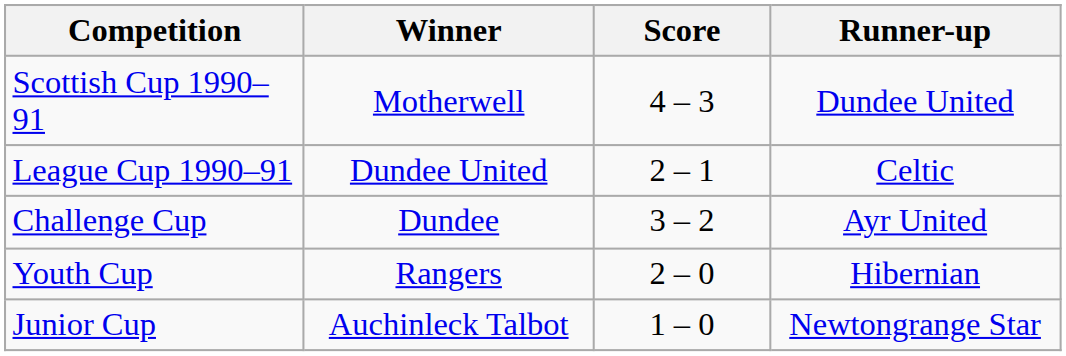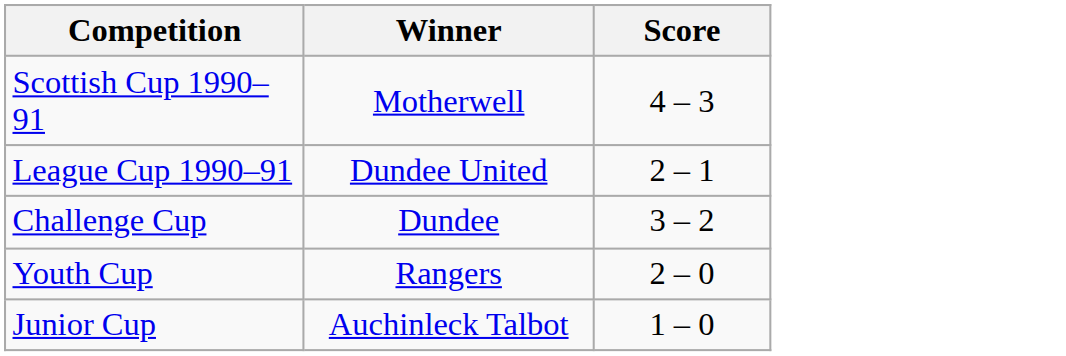- column: (915, 30)
